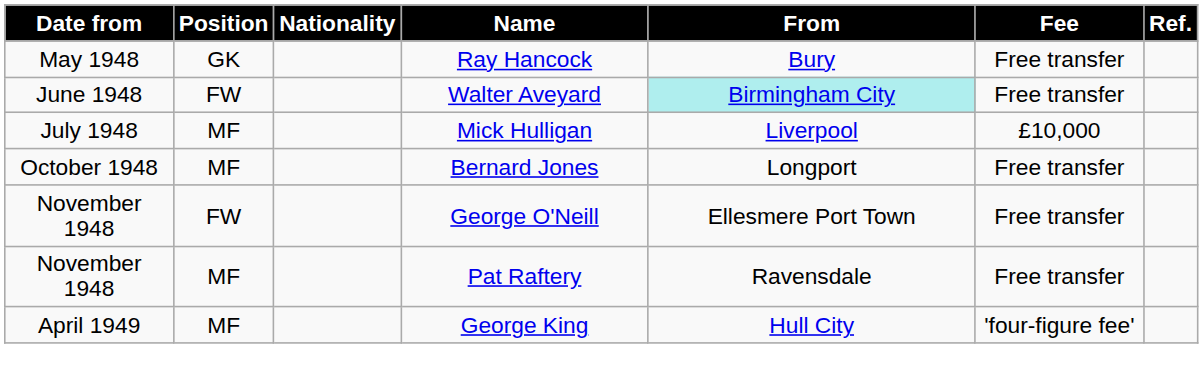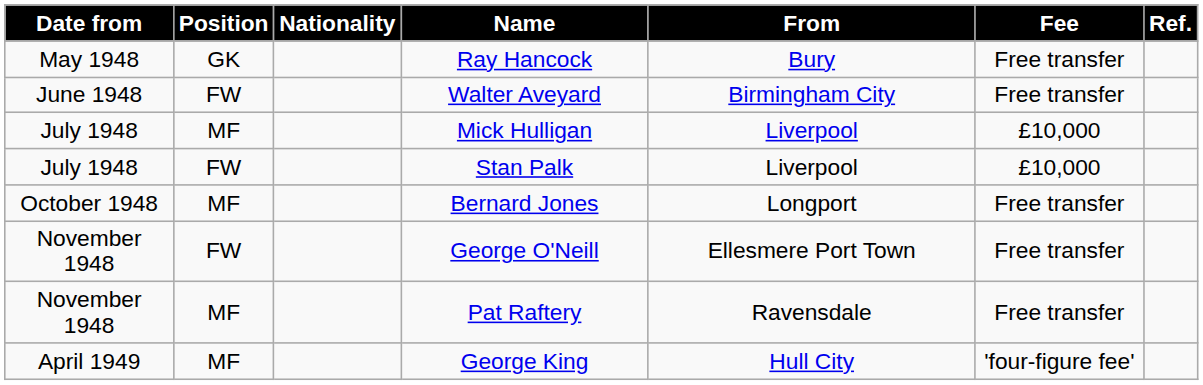(812, 95) paleturquoise background -> (812, 95) no background
+ row: (525, 167)
